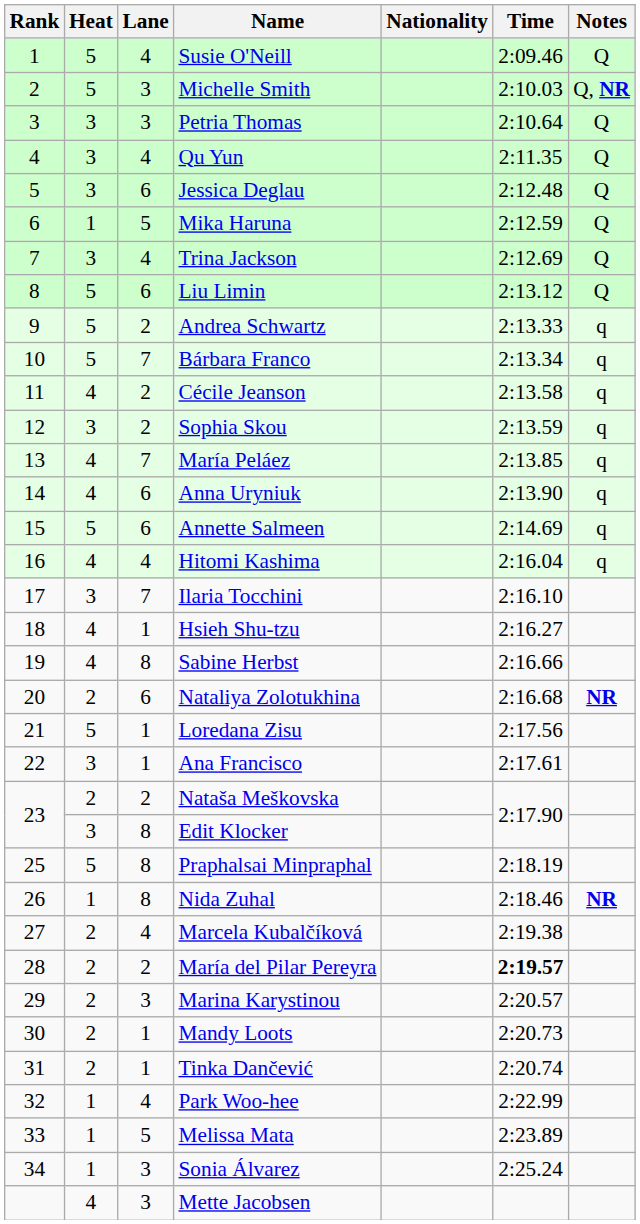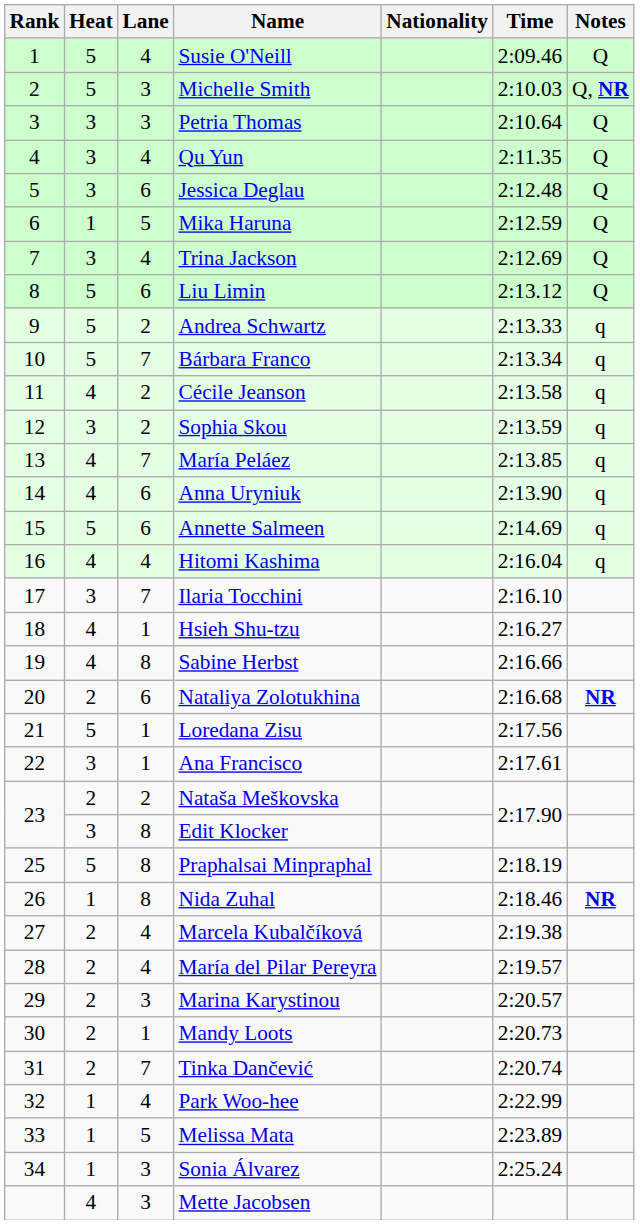(146, 966) 2 -> (146, 966) 4
(531, 966) bold -> (530, 966) normal
(146, 1067) 1 -> (146, 1067) 7
